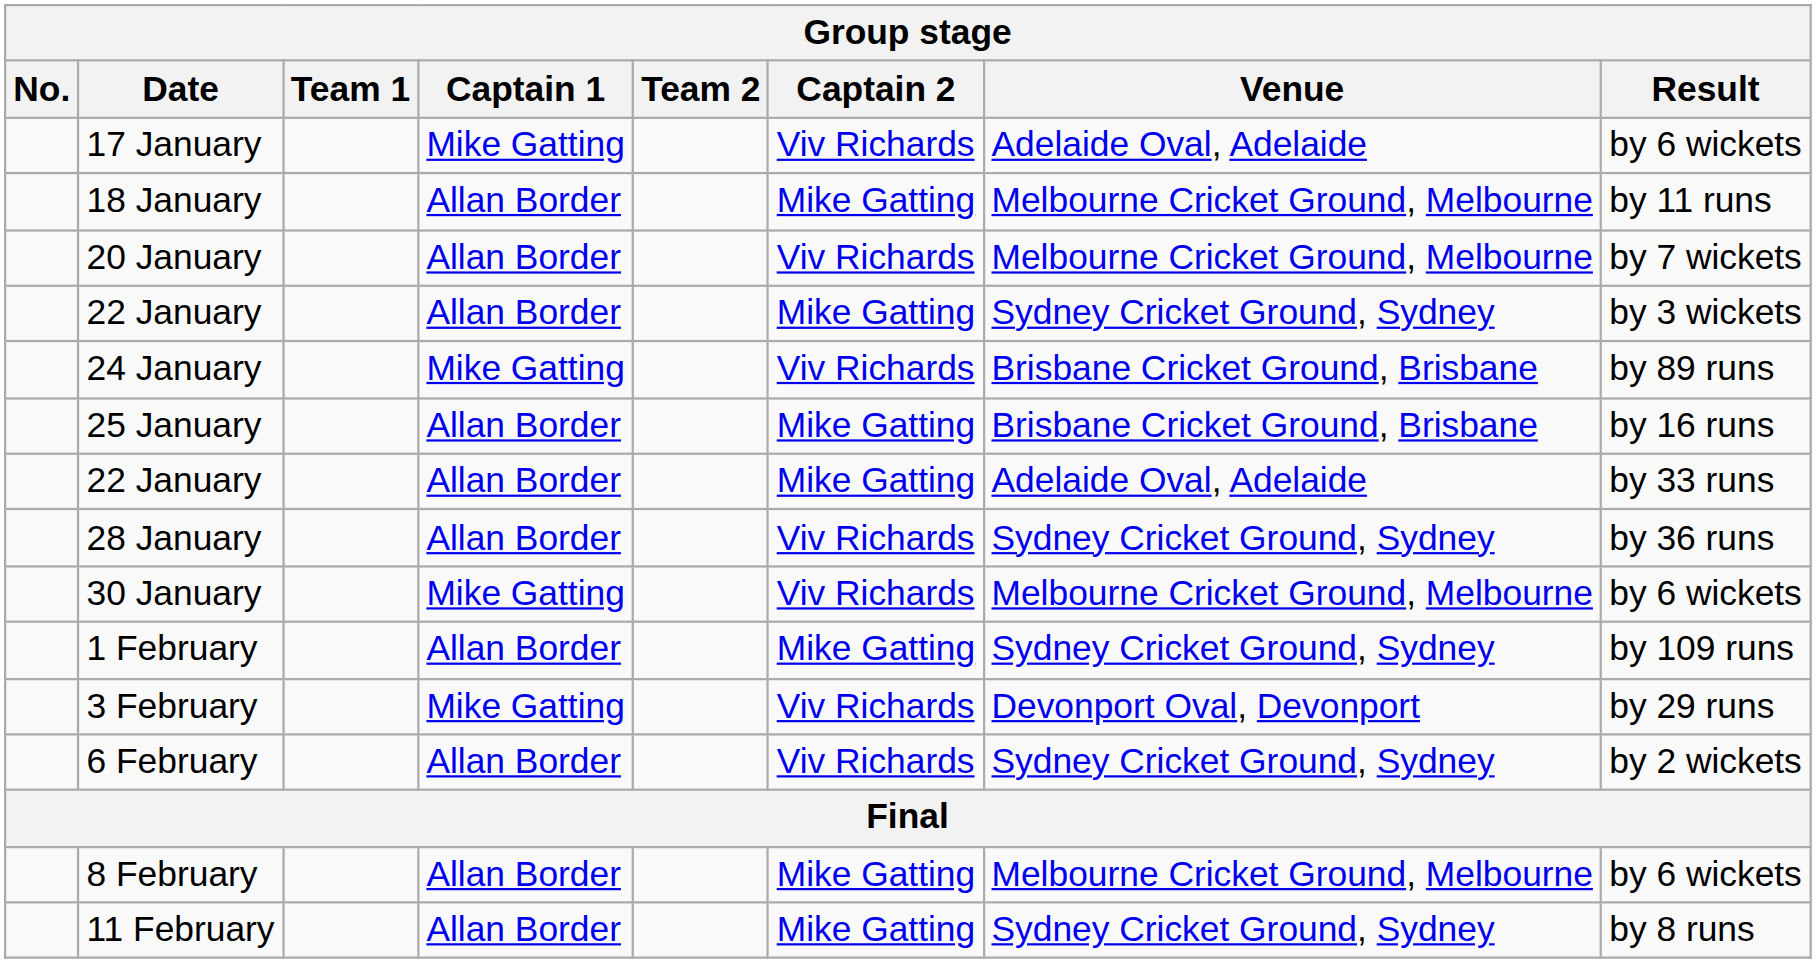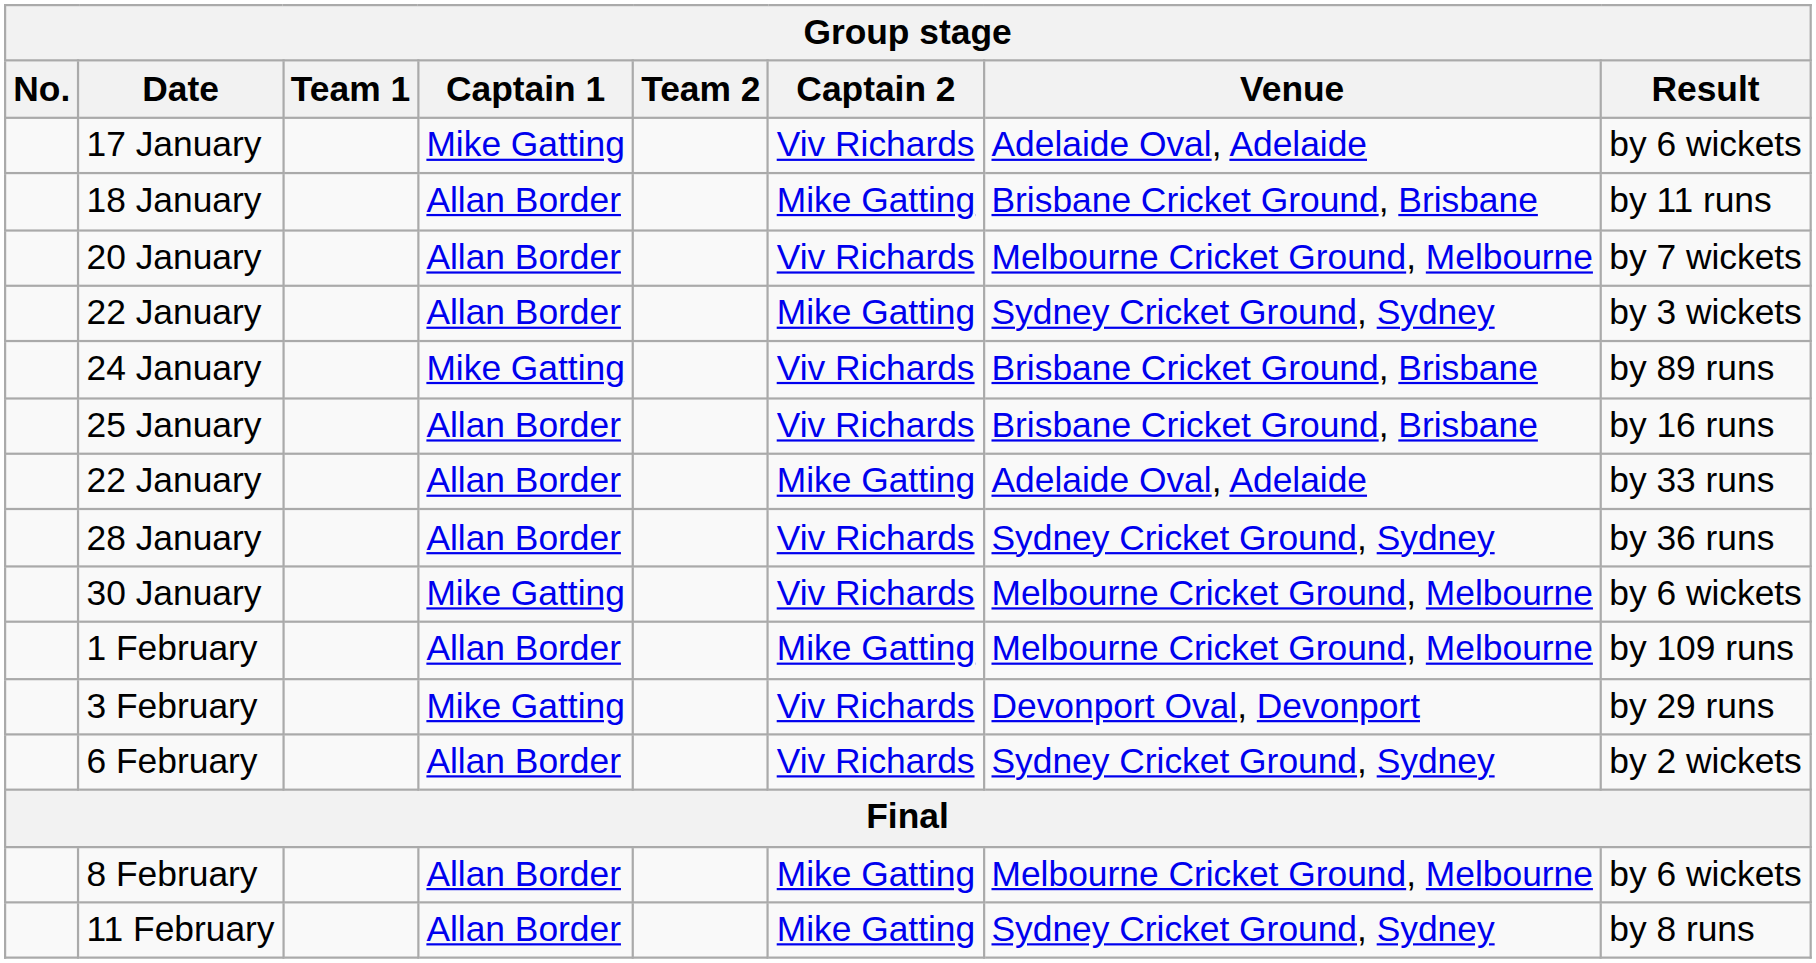(1292, 200) Melbourne Cricket Ground, Melbourne -> (1265, 200) Brisbane Cricket Ground, Brisbane
(876, 425) Mike Gatting -> (876, 425) Viv Richards
(1243, 649) Sydney Cricket Ground, Sydney -> (1292, 649) Melbourne Cricket Ground, Melbourne
